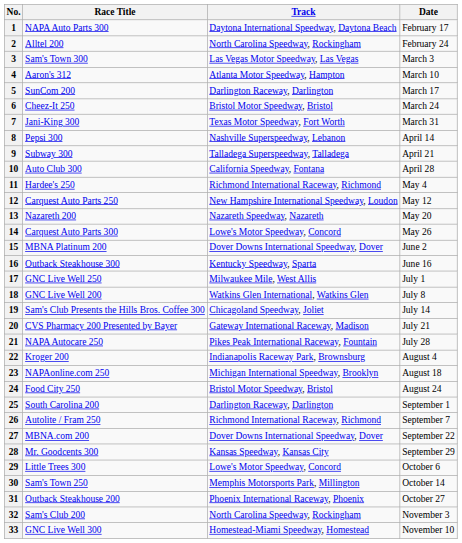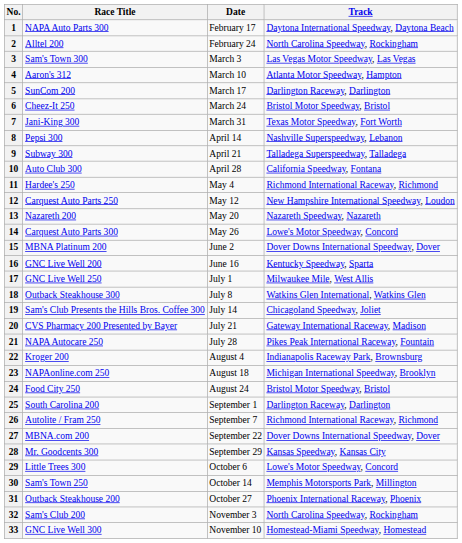columns swapped: (303, 11) <-> (428, 11)
(72, 263) Outback Steakhouse 300 -> (63, 263) GNC Live Well 200
(63, 294) GNC Live Well 200 -> (72, 294) Outback Steakhouse 300
